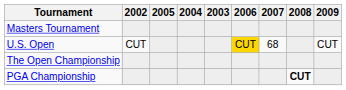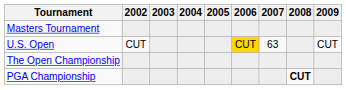columns swapped: (218, 13) <-> (163, 13)
(273, 45) 68 -> (273, 45) 63
